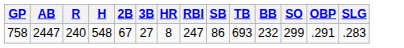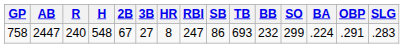+ column: (322, 14)
